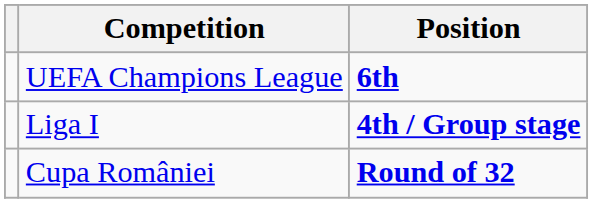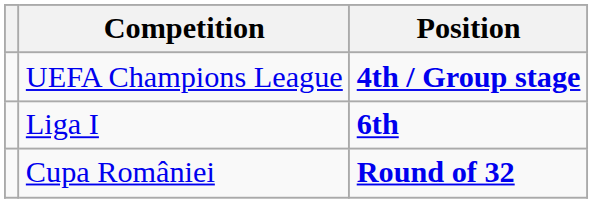(378, 76) 6th -> (469, 76) 4th / Group stage
(469, 124) 4th / Group stage -> (378, 124) 6th
